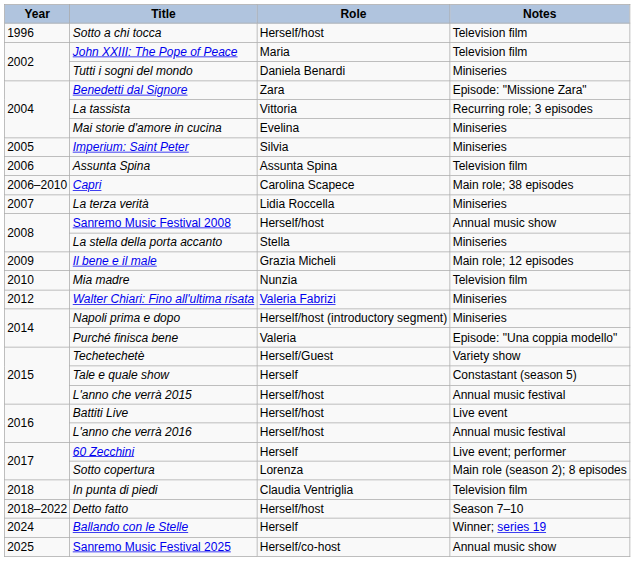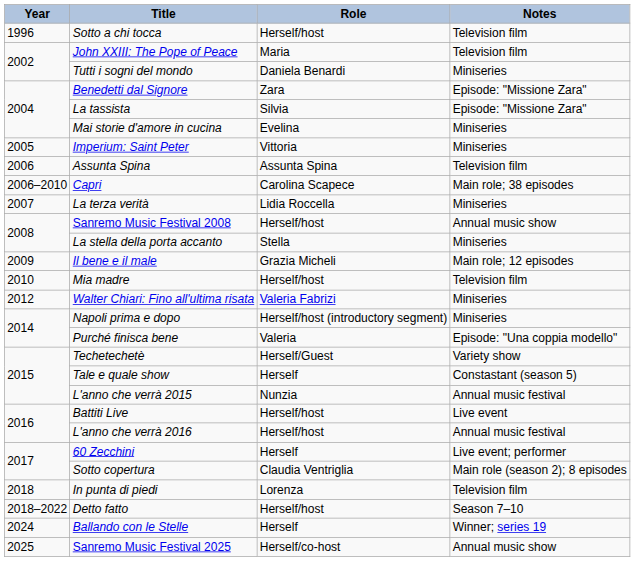(278, 109) Vittoria -> (274, 109) Silvia
(523, 109) Recurring role; 3 episodes -> (520, 109) Episode: "Missione Zara"
(274, 147) Silvia -> (278, 147) Vittoria
(278, 280) Nunzia -> (292, 280) Herself/host
(292, 394) Herself/host -> (278, 394) Nunzia
(281, 470) Lorenza -> (306, 470) Claudia Ventriglia
(306, 489) Claudia Ventriglia -> (281, 489) Lorenza
